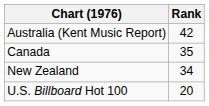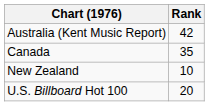(186, 71) 34 -> (186, 71) 10
